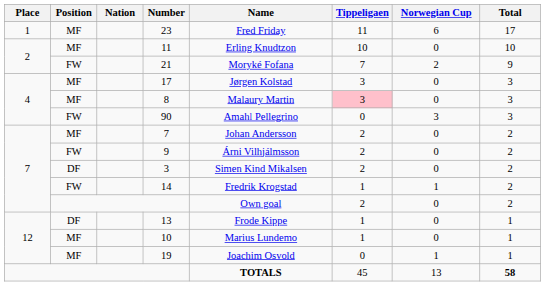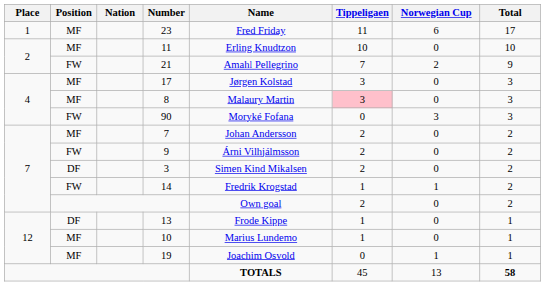(261, 65) Moryké Fofana -> (261, 65) Amahl Pellegrino
(261, 117) Amahl Pellegrino -> (261, 117) Moryké Fofana
